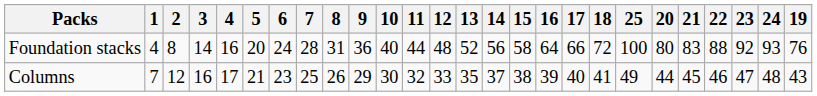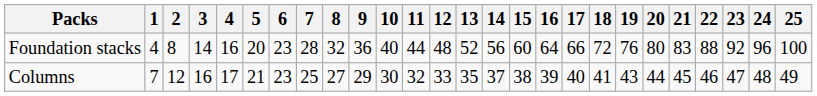columns swapped: (798, 18) <-> (634, 18)
(283, 47) 24 -> (283, 47) 23
(336, 47) 31 -> (336, 47) 32
(522, 47) 58 -> (522, 47) 60
(771, 47) 93 -> (762, 47) 96
(336, 76) 26 -> (336, 76) 27
